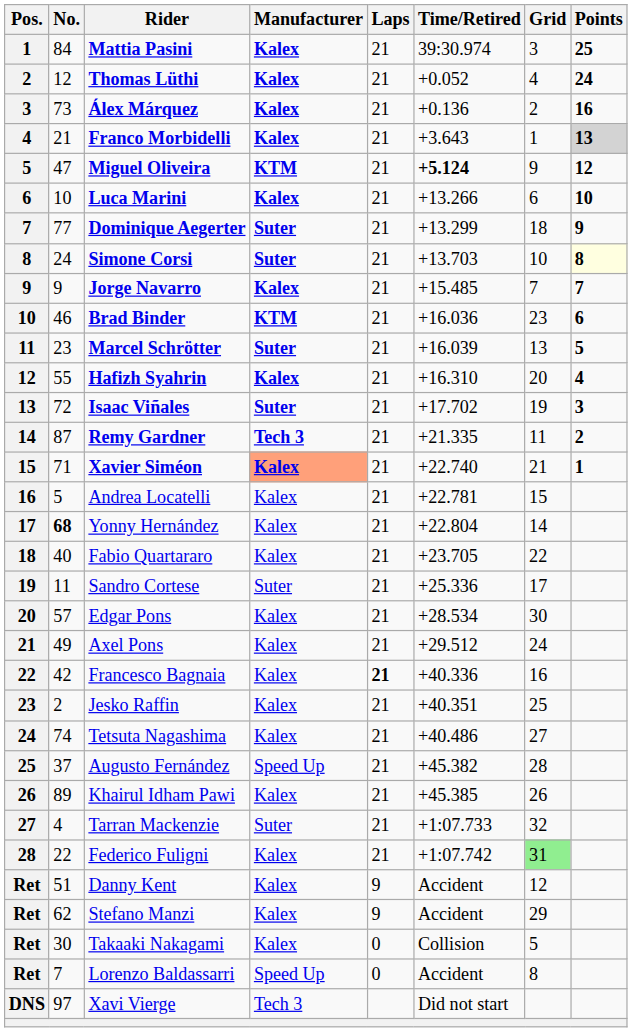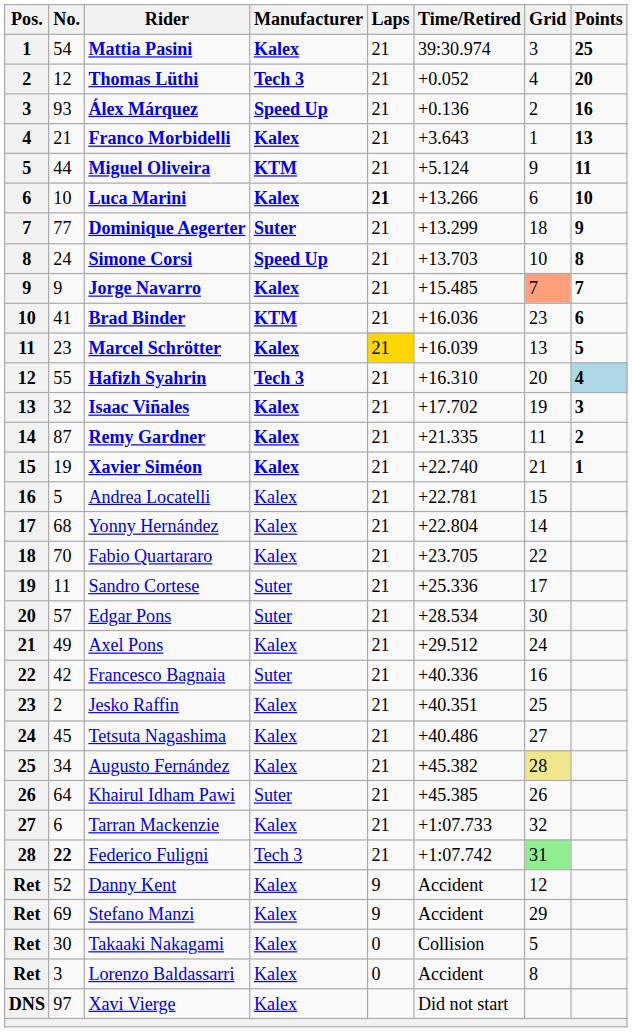(62, 49) 84 -> (62, 49) 54
(276, 79) Kalex -> (279, 79) Tech 3
(584, 79) 24 -> (584, 79) 20
(62, 109) 73 -> (62, 109) 93
(276, 109) Kalex -> (291, 109) Speed Up
(584, 138) lightgrey background -> (584, 138) no background
(62, 168) 47 -> (62, 168) 44
(443, 168) bold -> (443, 168) normal
(584, 168) 12 -> (583, 168) 11
(380, 198) normal -> (380, 198) bold
(275, 258) Suter -> (291, 258) Speed Up
(579, 258) lightyellow background -> (579, 258) no background
(534, 288) no background -> (534, 288) lightsalmon background
(62, 317) 46 -> (62, 317) 41
(275, 347) Suter -> (276, 347) Kalex
(380, 347) no background -> (380, 347) gold background
(276, 377) Kalex -> (279, 377) Tech 3
(579, 377) no background -> (579, 377) lightblue background
(62, 407) 72 -> (62, 407) 32
(275, 407) Suter -> (276, 407) Kalex
(279, 437) Tech 3 -> (276, 437) Kalex
(62, 466) 71 -> (62, 466) 19
(276, 466) lightsalmon background -> (276, 466) no background
(62, 526) bold -> (62, 526) normal
(62, 556) 40 -> (62, 556) 70
(275, 616) Kalex -> (273, 616) Suter
(275, 675) Kalex -> (273, 675) Suter
(380, 675) bold -> (380, 675) normal
(62, 735) 74 -> (62, 735) 45
(62, 765) 37 -> (62, 765) 34
(289, 765) Speed Up -> (275, 765) Kalex
(538, 765) no background -> (538, 765) khaki background
(62, 795) 89 -> (62, 795) 64
(275, 795) Kalex -> (273, 795) Suter
(58, 824) 4 -> (58, 824) 6
(273, 824) Suter -> (275, 824) Kalex
(62, 854) normal -> (62, 854) bold
(275, 854) Kalex -> (278, 854) Tech 3
(62, 884) 51 -> (62, 884) 52
(62, 914) 62 -> (62, 914) 69
(58, 973) 7 -> (58, 973) 3
(289, 973) Speed Up -> (275, 973) Kalex
(278, 1003) Tech 3 -> (275, 1003) Kalex
